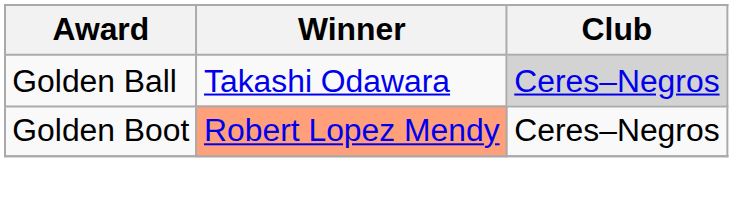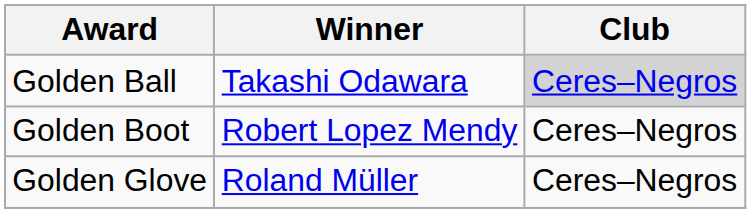(352, 130) lightsalmon background -> (370, 130) no background
+ row: (110, 181)
